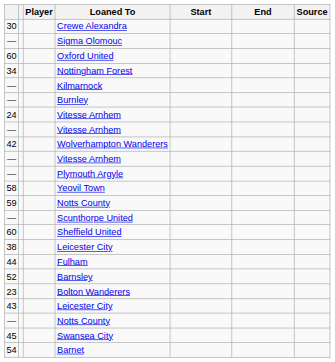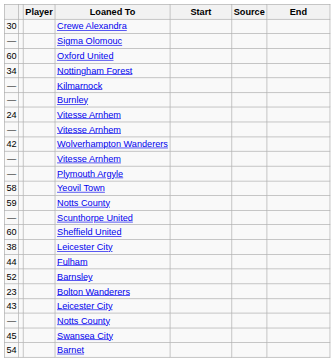columns swapped: (263, 12) <-> (312, 12)
